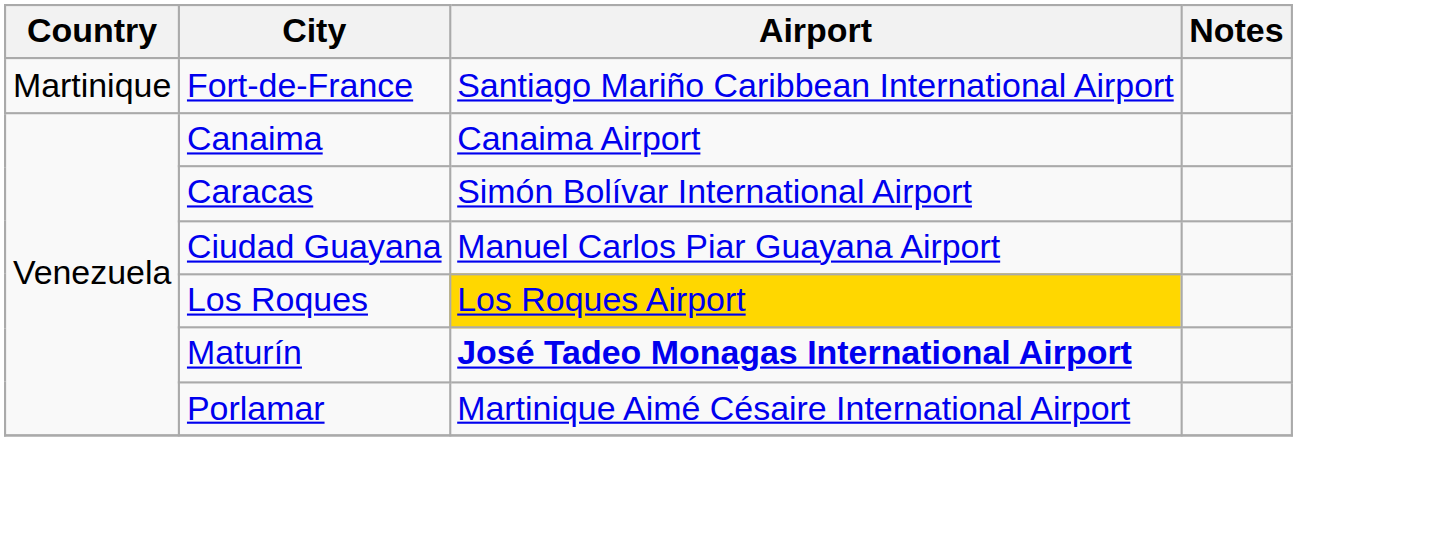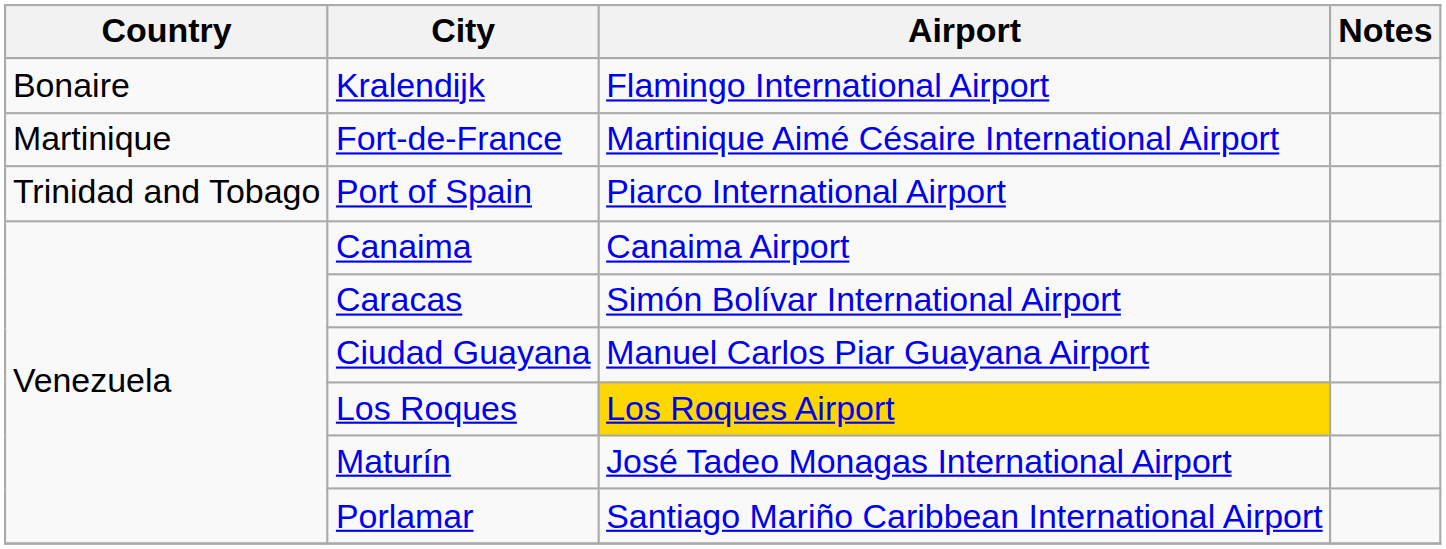+ row: (410, 85)
(815, 85) Santiago Mariño Caribbean International Airport -> (943, 138) Martinique Aimé Césaire International Airport
+ row: (434, 192)
(795, 354) bold -> (919, 461) normal
(794, 407) Martinique Aimé Césaire International Airport -> (964, 515) Santiago Mariño Caribbean International Airport
